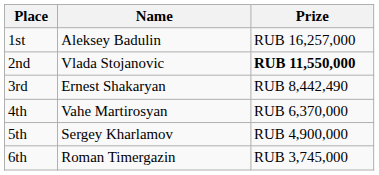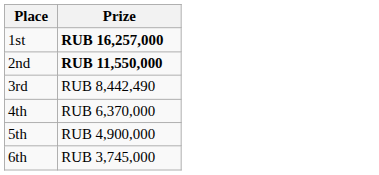- column: (154, 16)
(305, 39) normal -> (112, 39) bold
